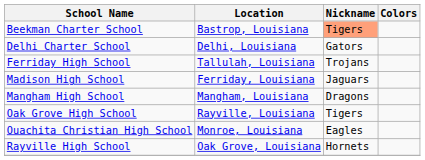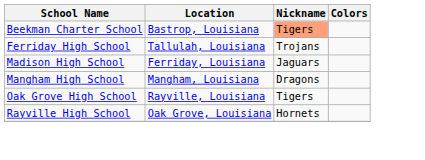- row: (69, 46)
- row: (100, 130)
